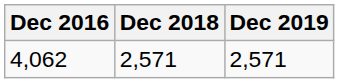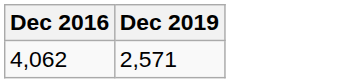- column: (169, 22)
